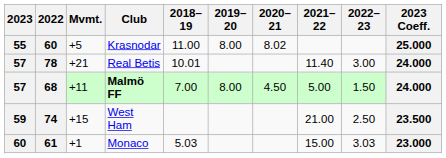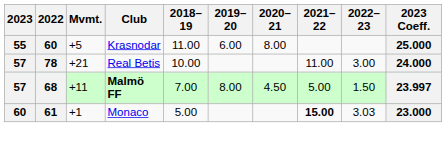(230, 44) 8.00 -> (230, 44) 6.00
(275, 44) 8.02 -> (275, 44) 8.00
(186, 63) 10.01 -> (186, 63) 10.00
(319, 63) 11.40 -> (319, 63) 11.00
(414, 87) 24.000 -> (414, 87) 23.997
- row: (121, 119)
(186, 143) 5.03 -> (186, 112) 5.00
(319, 143) normal -> (319, 112) bold
